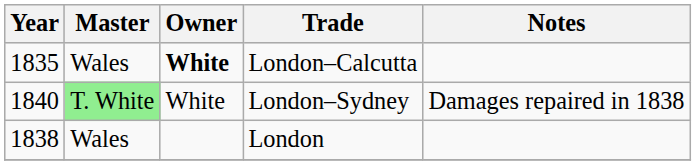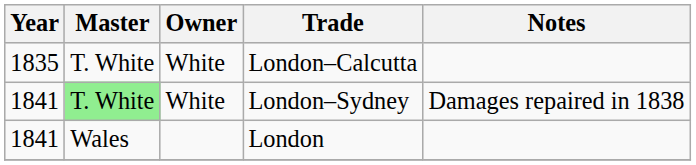(100, 62) Wales -> (112, 62) T. White
(197, 62) bold -> (195, 62) normal
(35, 100) 1840 -> (35, 100) 1841
(35, 139) 1838 -> (35, 139) 1841
